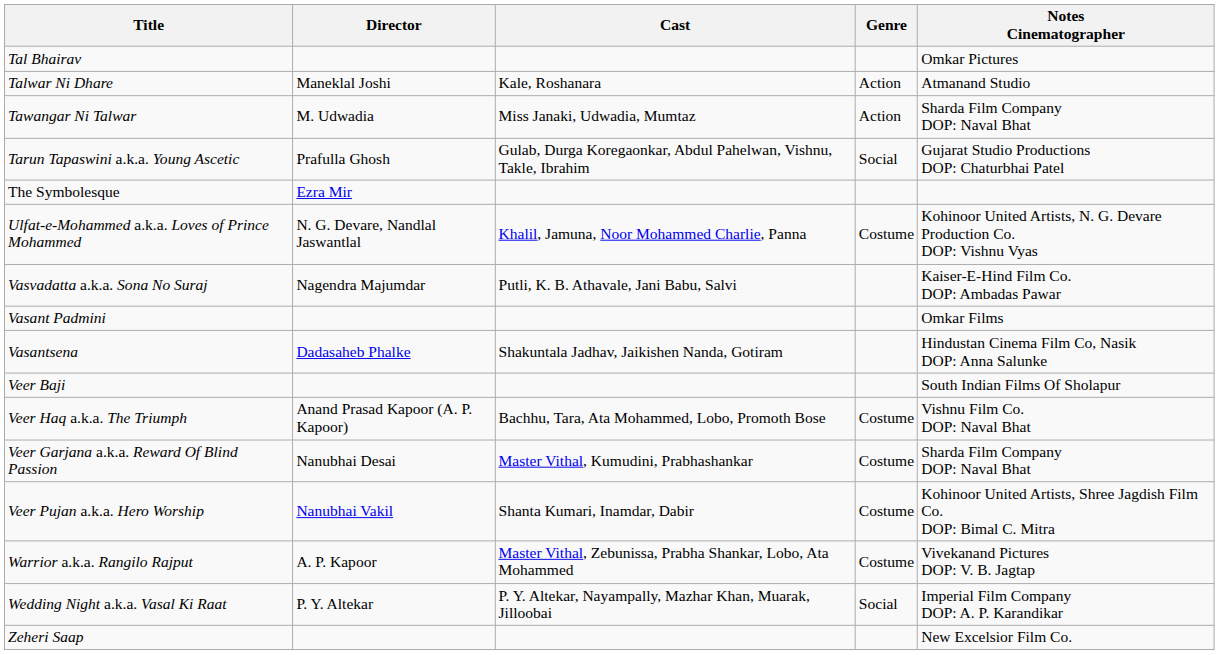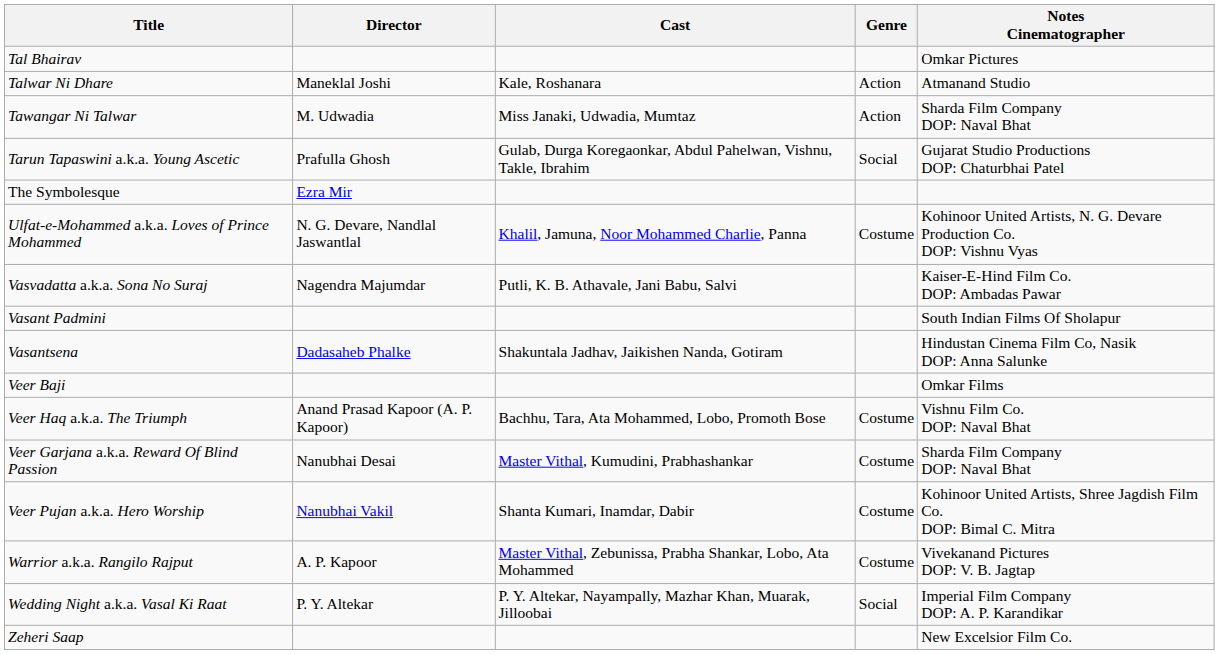(962, 318) Omkar Films -> (1021, 318) South Indian Films Of Sholapur
(1021, 385) South Indian Films Of Sholapur -> (962, 385) Omkar Films
